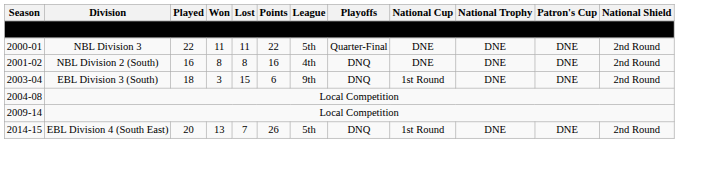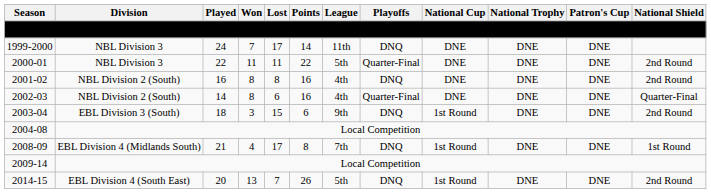+ row: (30, 46)
+ row: (30, 96)
+ row: (30, 146)
